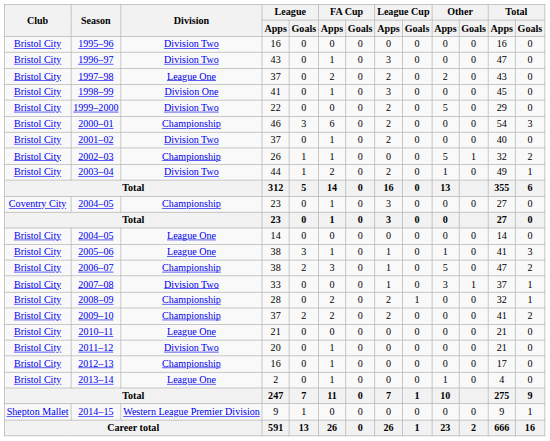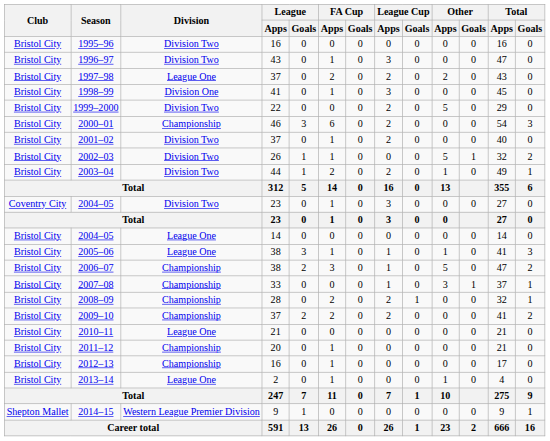(191, 156) Championship -> (191, 156) Division Two
(191, 204) Championship -> (191, 204) Division Two
(191, 284) Division Two -> (191, 284) Championship
(191, 348) Division Two -> (191, 348) Championship
